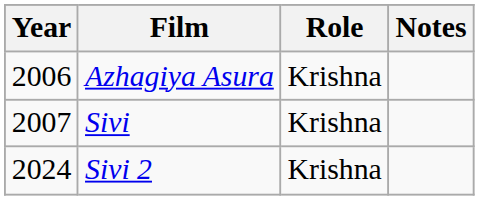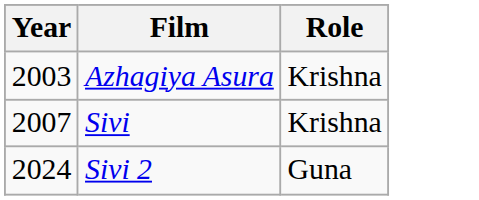- column: (431, 28)
(42, 75) 2006 -> (42, 75) 2003
(335, 169) Krishna -> (320, 169) Guna
